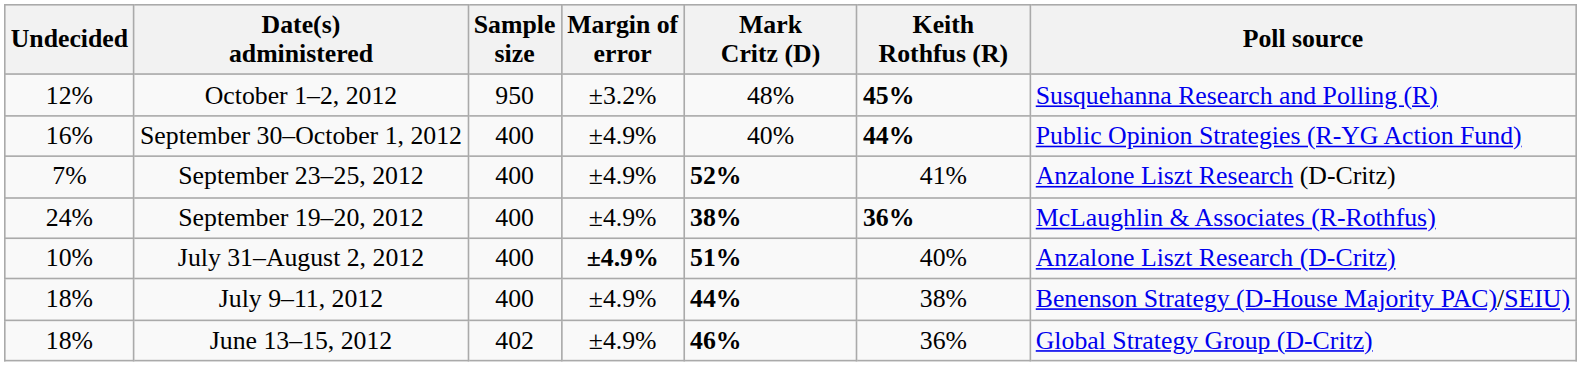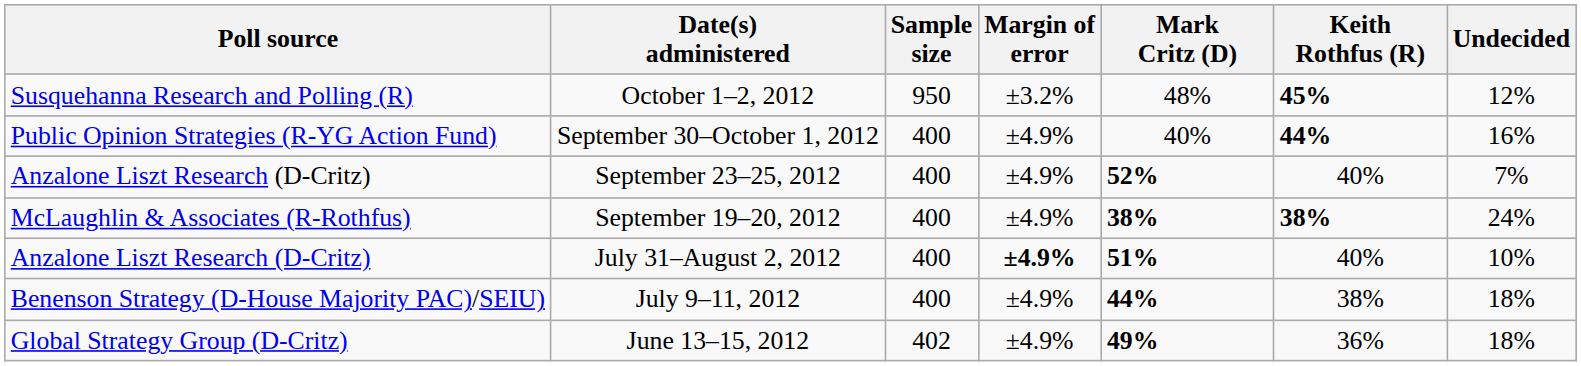columns swapped: (1303, 39) <-> (69, 39)
(943, 176) 41% -> (1360, 176) 40%
(889, 217) 36% -> (1306, 217) 38%
(716, 339) 46% -> (1133, 339) 49%
